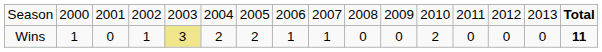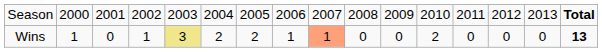(327, 36) no background -> (327, 36) lightsalmon background
(579, 36) 11 -> (579, 36) 13
